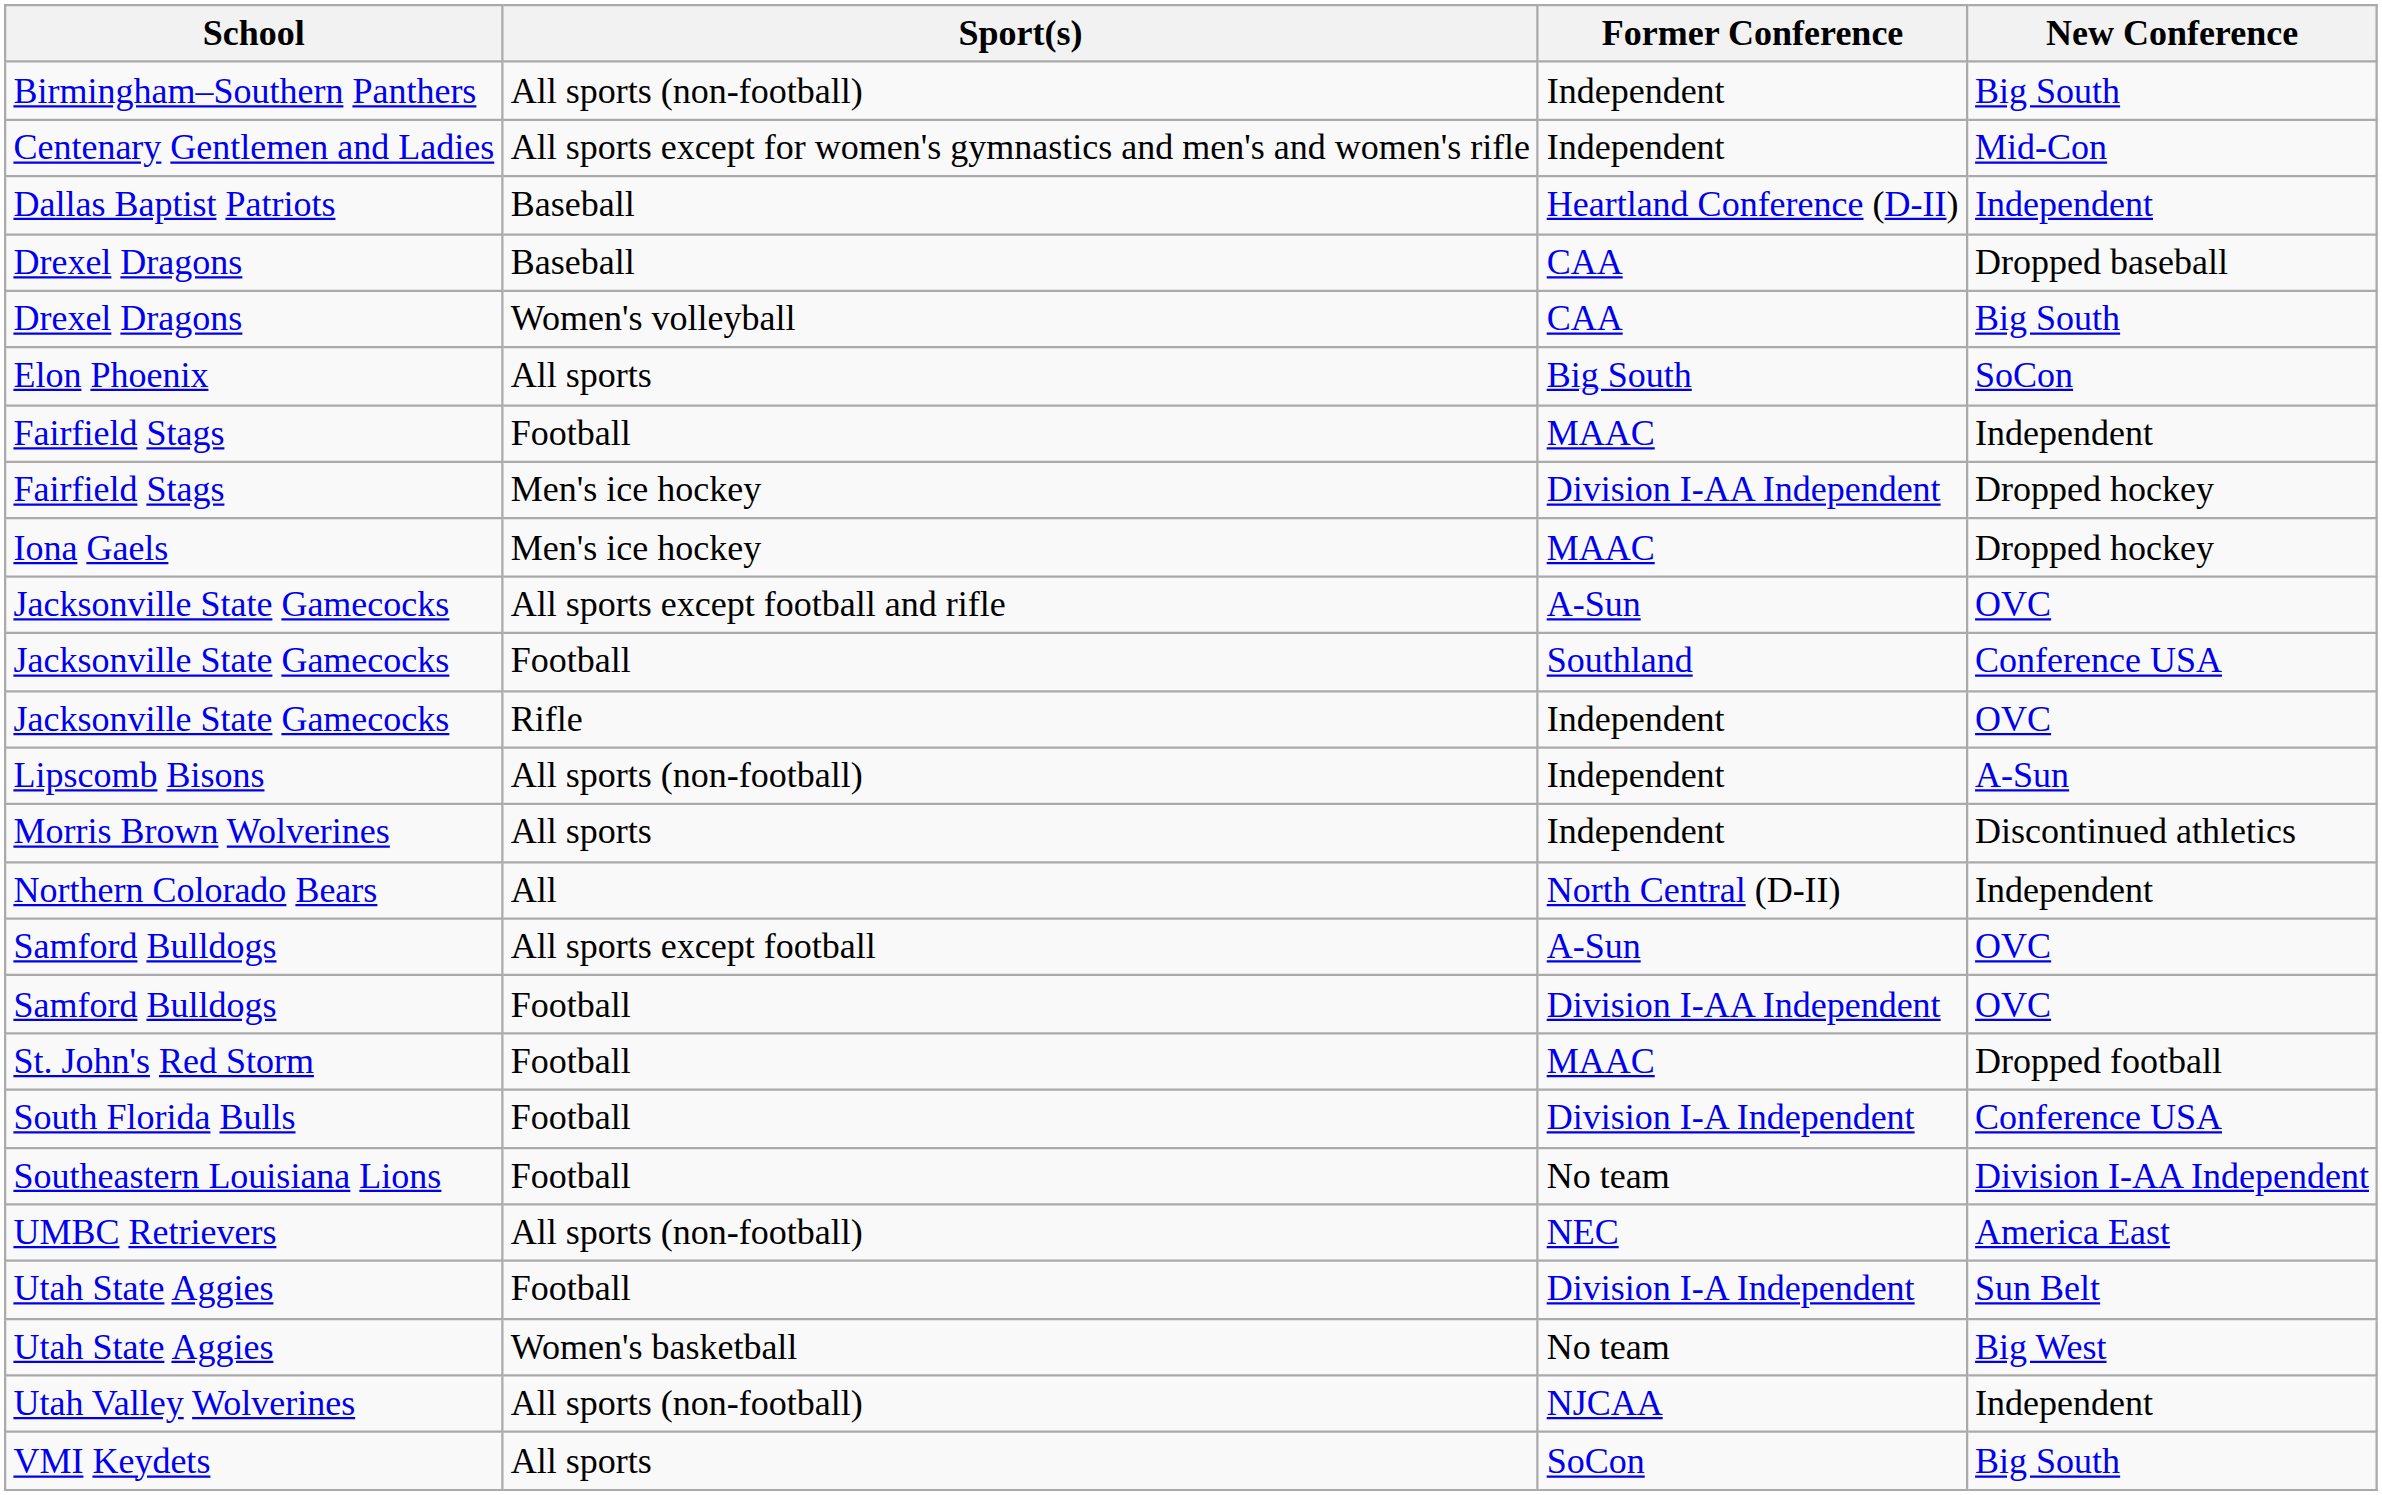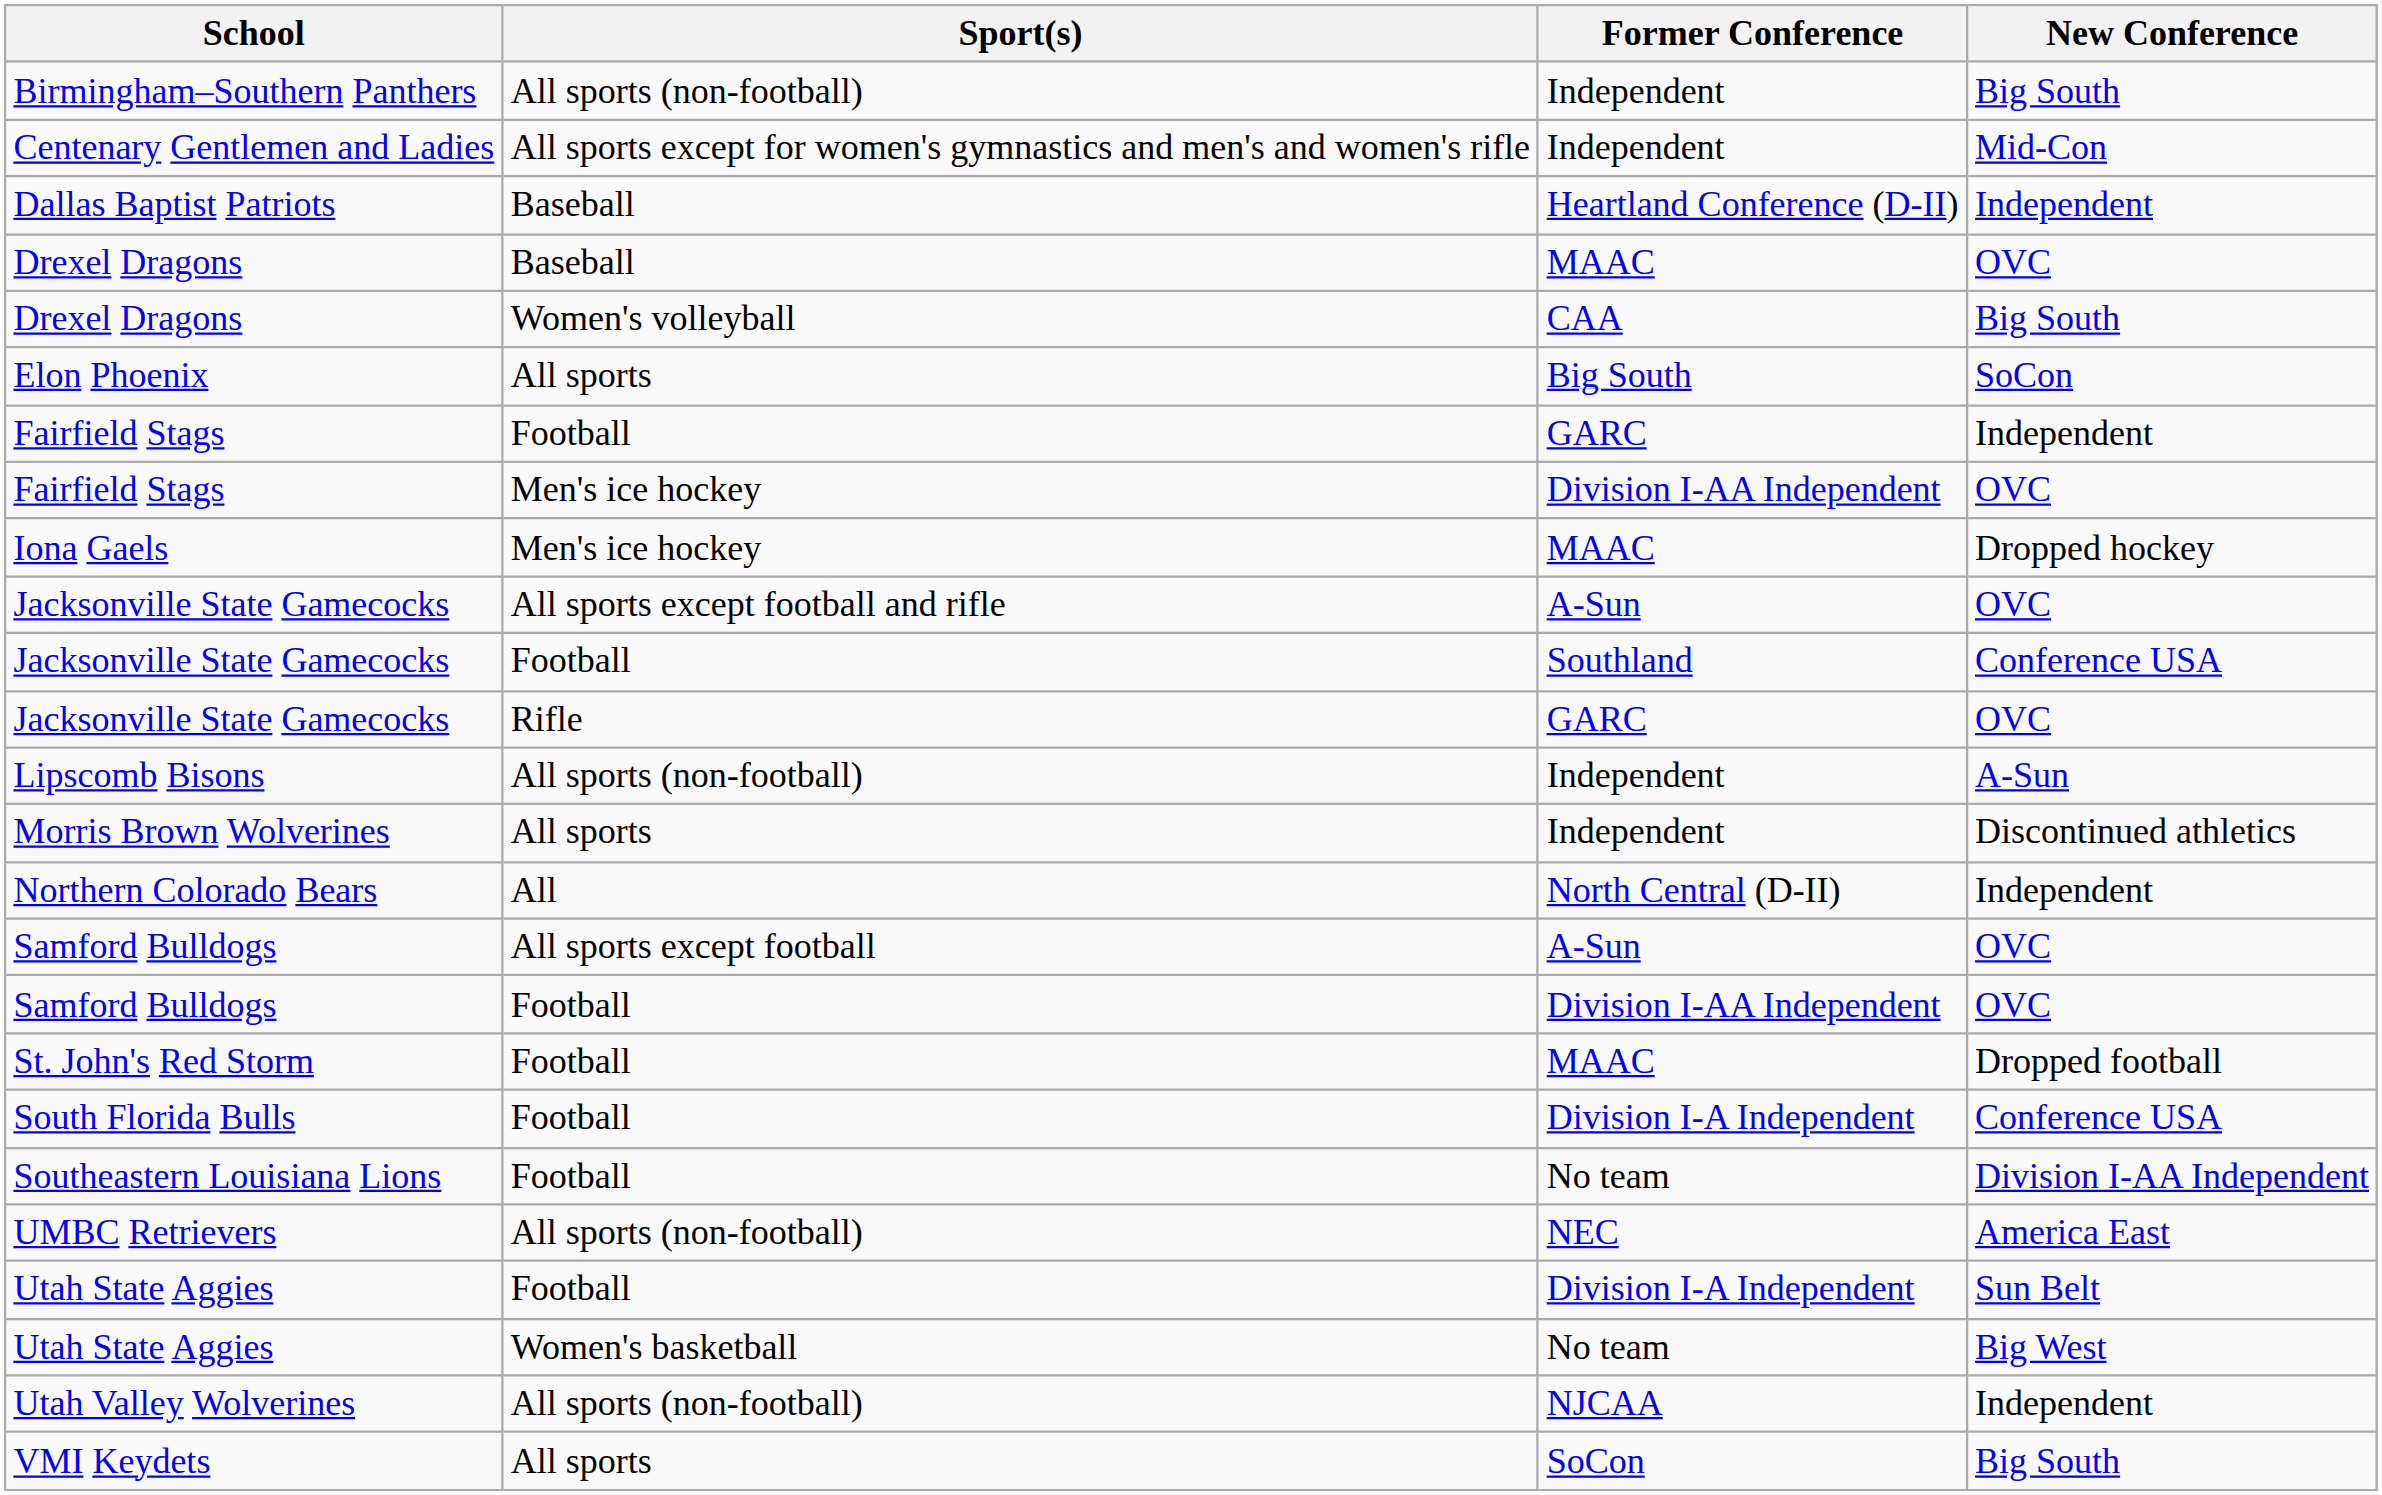(1585, 261) CAA -> (1601, 261) MAAC
(2102, 261) Dropped baseball -> (2013, 261) OVC
(1601, 432) MAAC -> (1597, 432) GARC
(2095, 489) Dropped hockey -> (2013, 489) OVC
(1636, 718) Independent -> (1597, 718) GARC
